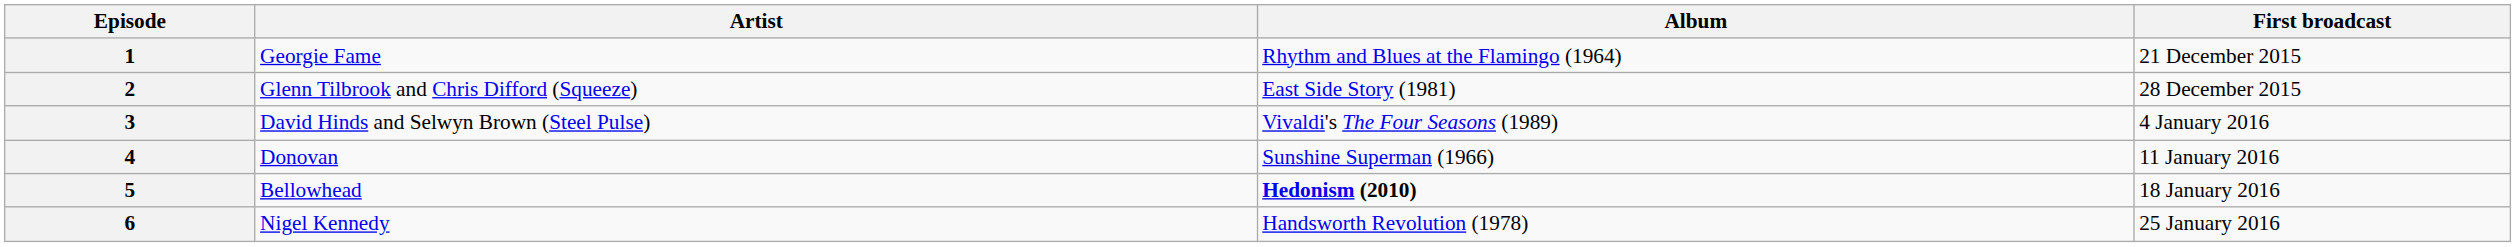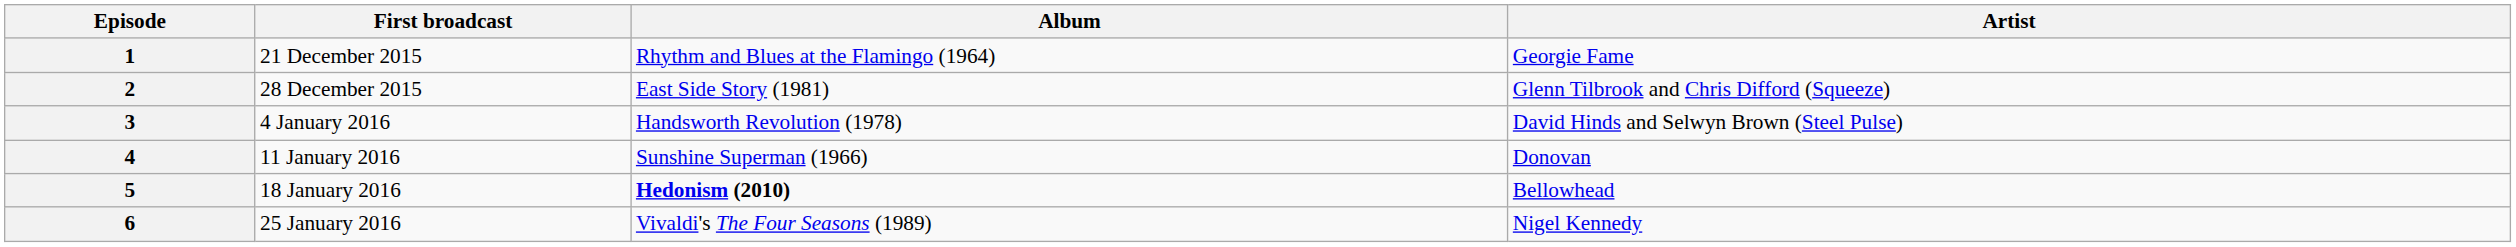columns swapped: (756, 21) <-> (2322, 21)
(1410, 122) Vivaldi's The Four Seasons (1989) -> (769, 122) Handsworth Revolution (1978)
(1395, 223) Handsworth Revolution (1978) -> (784, 223) Vivaldi's The Four Seasons (1989)
